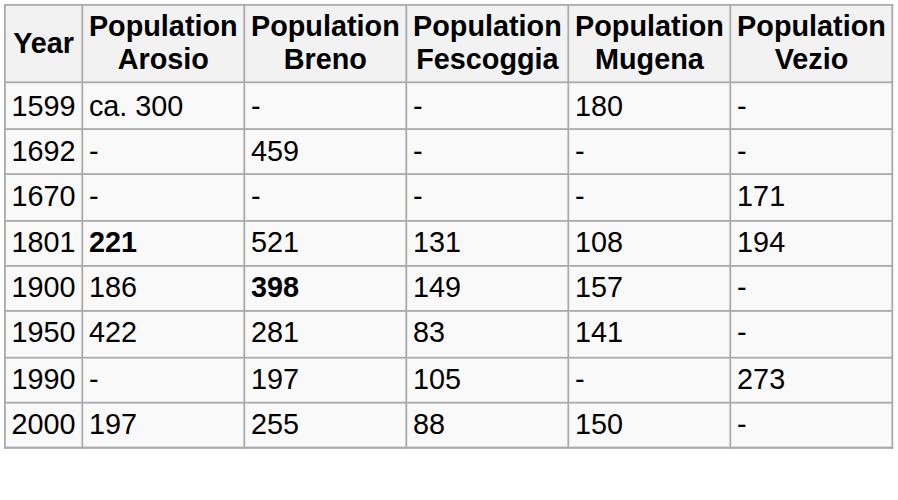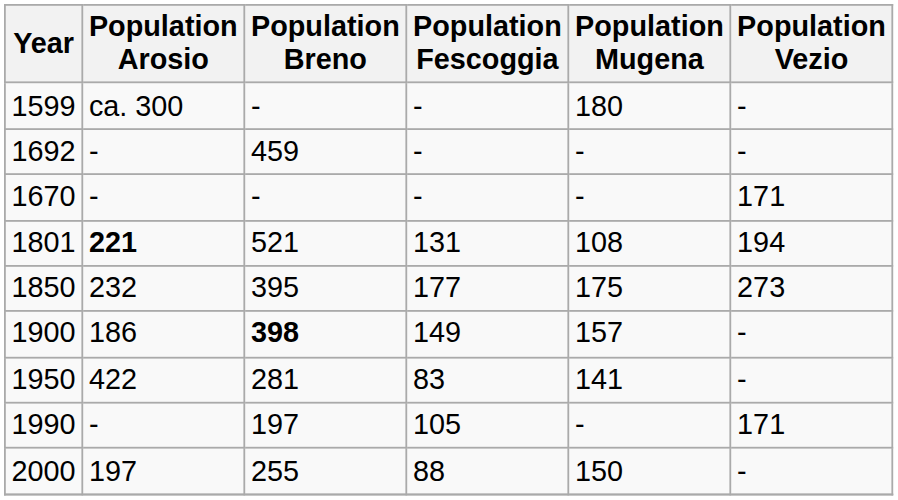+ row: (44, 288)
(761, 379) 273 -> (761, 425) 171
